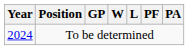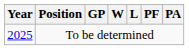(20, 34) 2024 -> (20, 34) 2025
